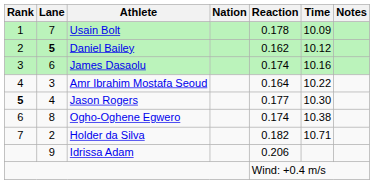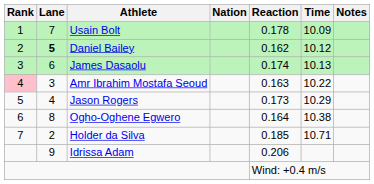(317, 65) 10.16 -> (317, 65) 10.13
(20, 83) no background -> (20, 83) pink background
(275, 83) 0.164 -> (275, 83) 0.163
(20, 100) bold -> (20, 100) normal
(275, 100) 0.177 -> (275, 100) 0.173
(317, 100) 10.30 -> (317, 100) 10.29
(275, 118) 0.174 -> (275, 118) 0.164
(275, 135) 0.182 -> (275, 135) 0.185
